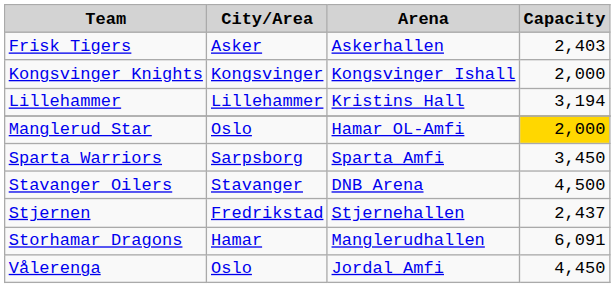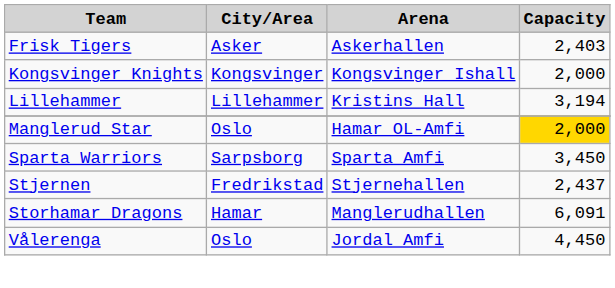- row: (90, 185)
